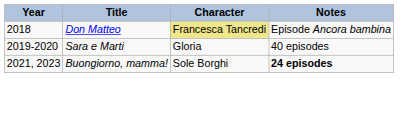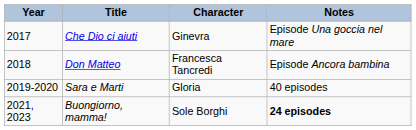+ row: (101, 36)
(220, 30) khaki background -> (197, 65) no background
